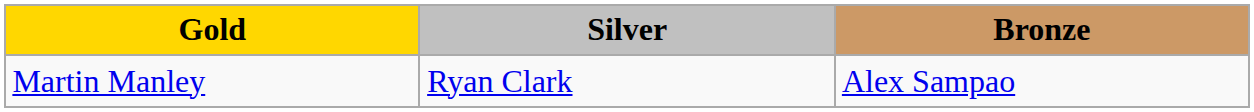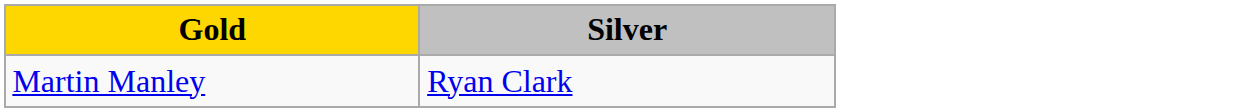- column: (1042, 29)
